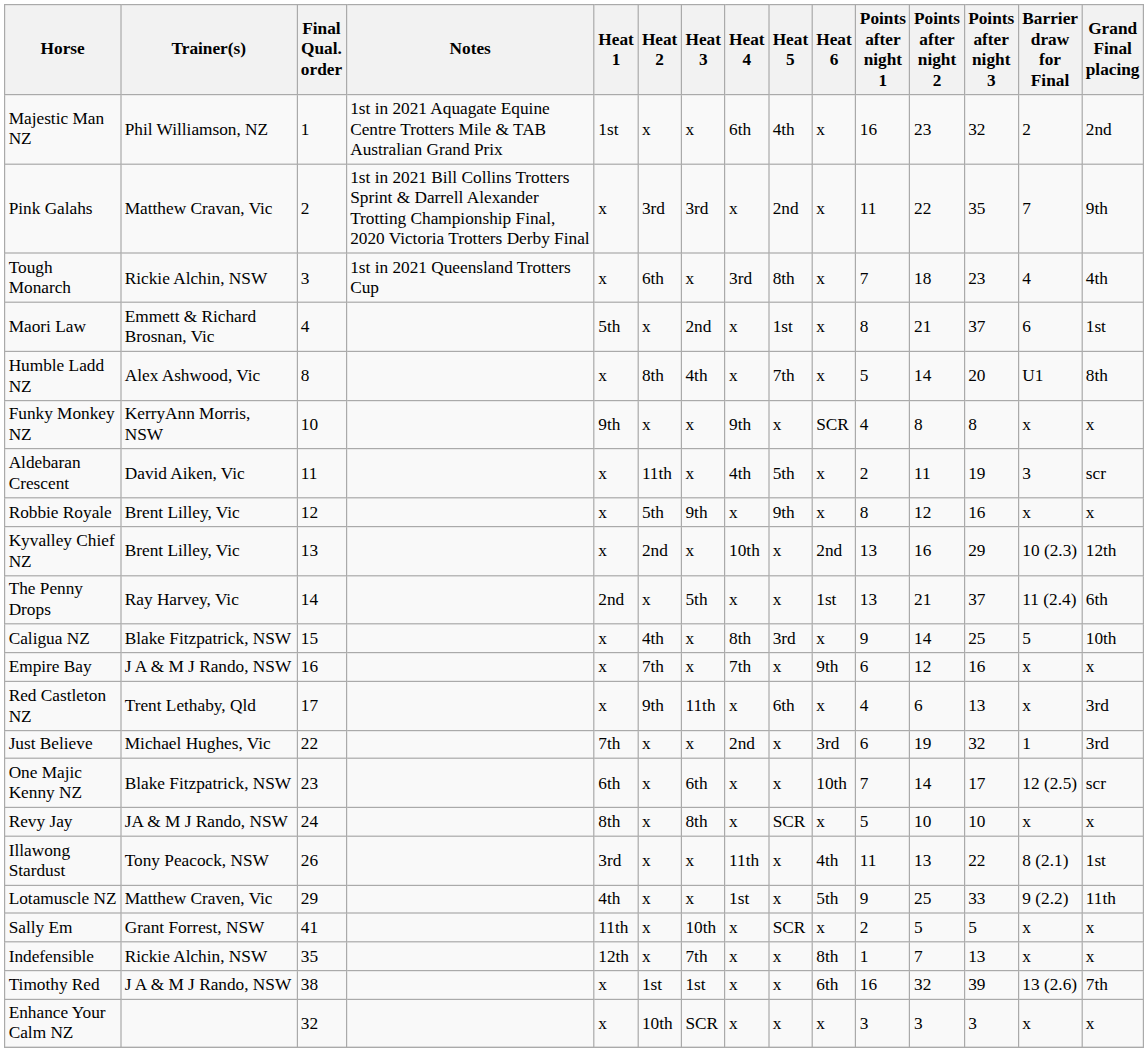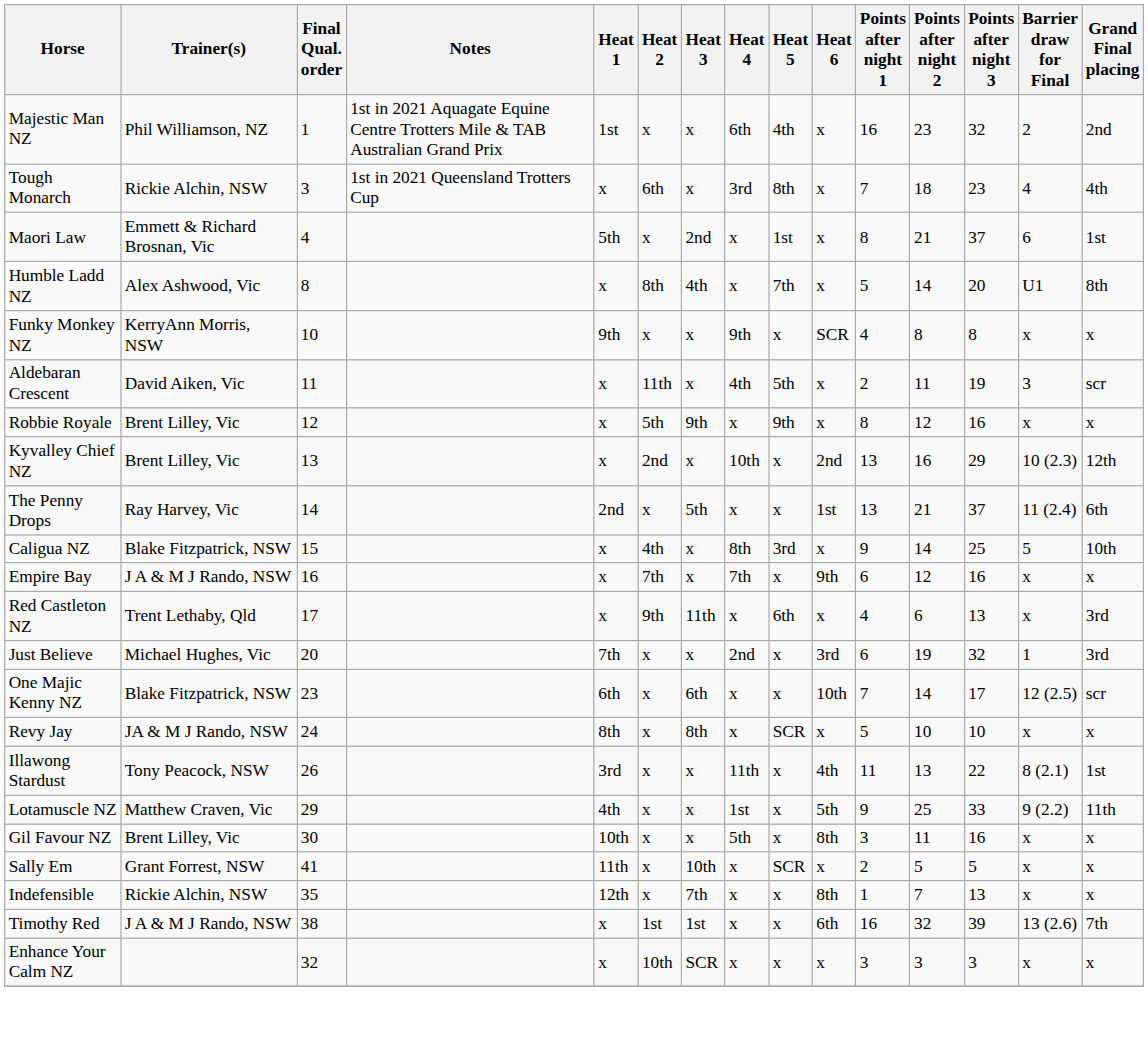- row: (51, 208)
(309, 744) 22 -> (309, 654) 20
+ row: (60, 838)
